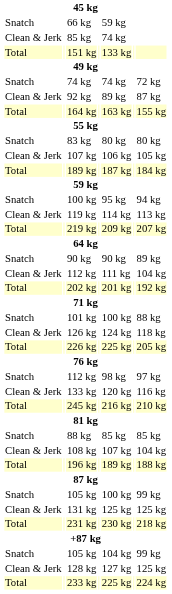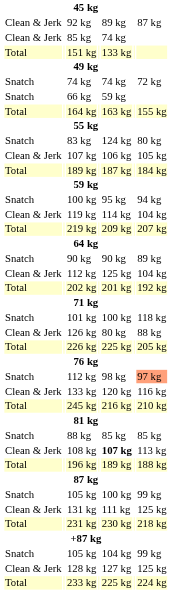rows swapped: (20, 22) <-> (33, 96)
(114, 140) 80 kg -> (117, 140) 124 kg
(151, 214) 113 kg -> (152, 214) 104 kg
(116, 273) 111 kg -> (117, 273) 125 kg
(149, 317) 88 kg -> (152, 317) 118 kg
(117, 332) 124 kg -> (114, 332) 80 kg
(151, 332) 118 kg -> (149, 332) 88 kg
(149, 376) no background -> (149, 376) lightsalmon background
(117, 450) normal -> (117, 450) bold
(151, 450) 104 kg -> (152, 450) 113 kg
(117, 509) 125 kg -> (116, 509) 111 kg
